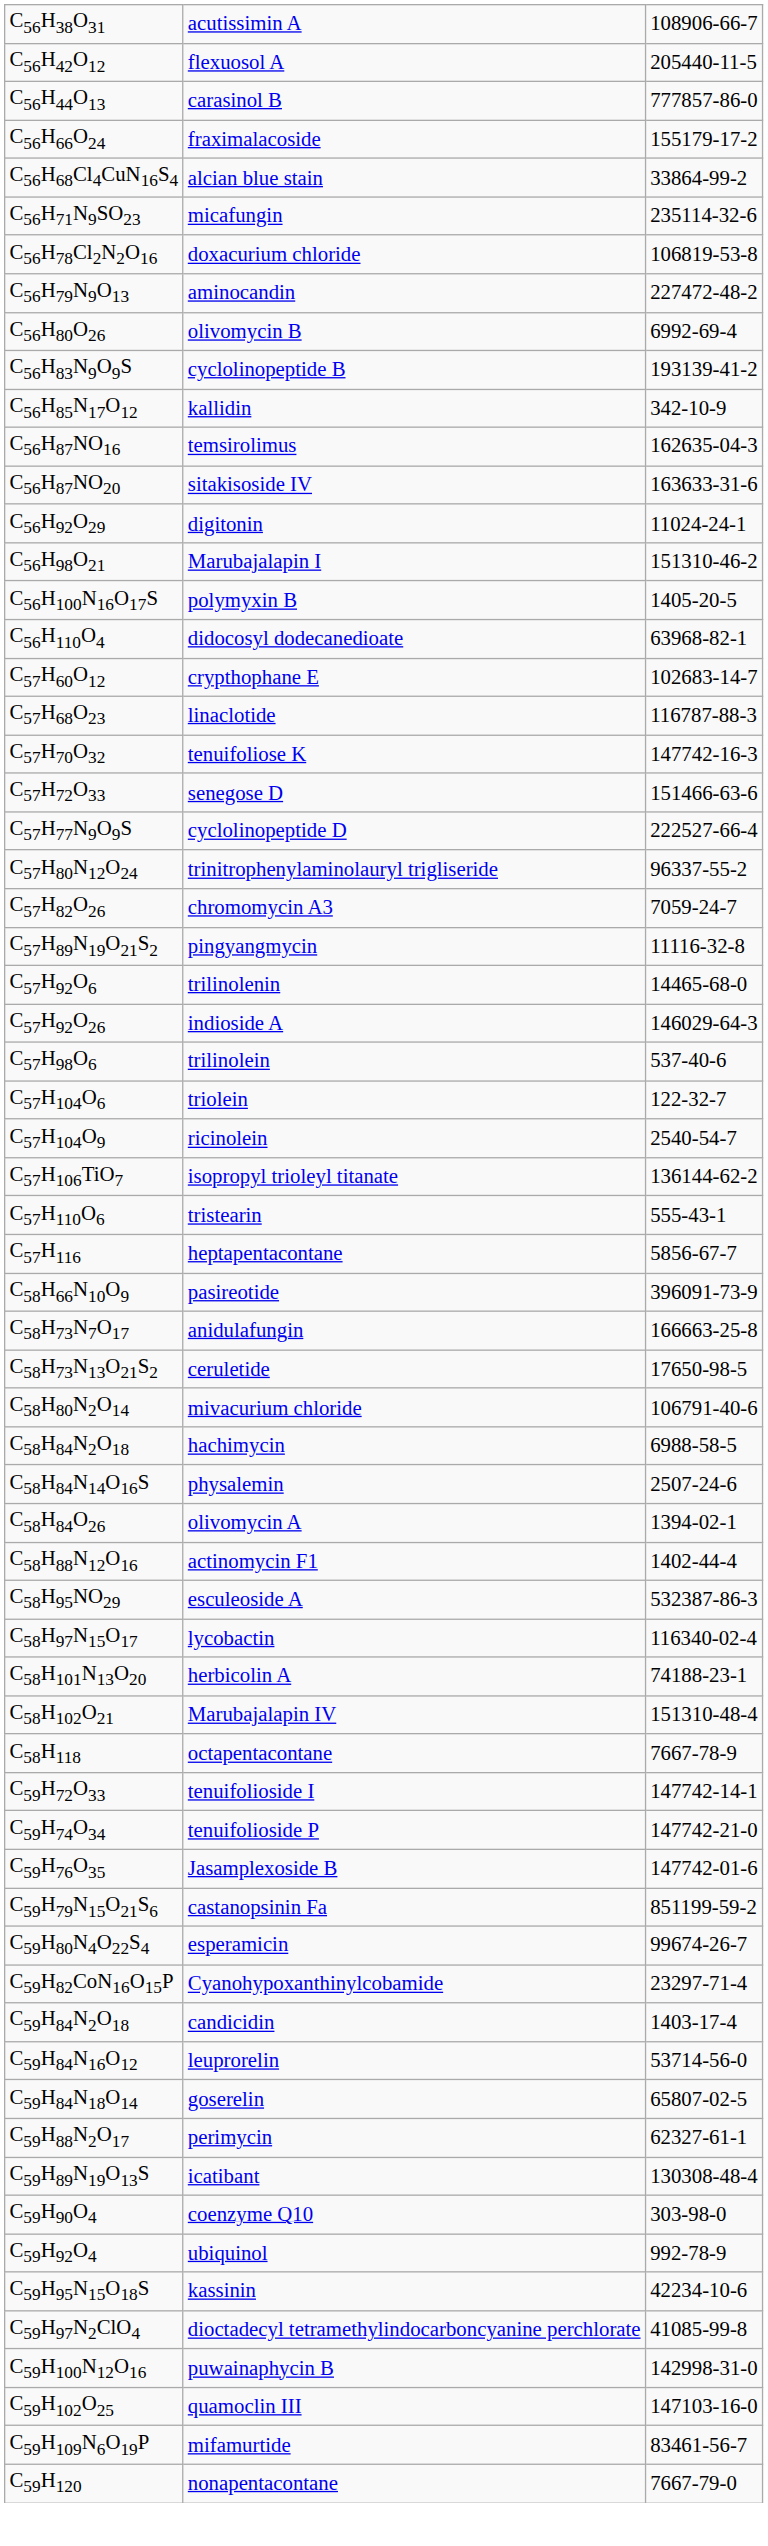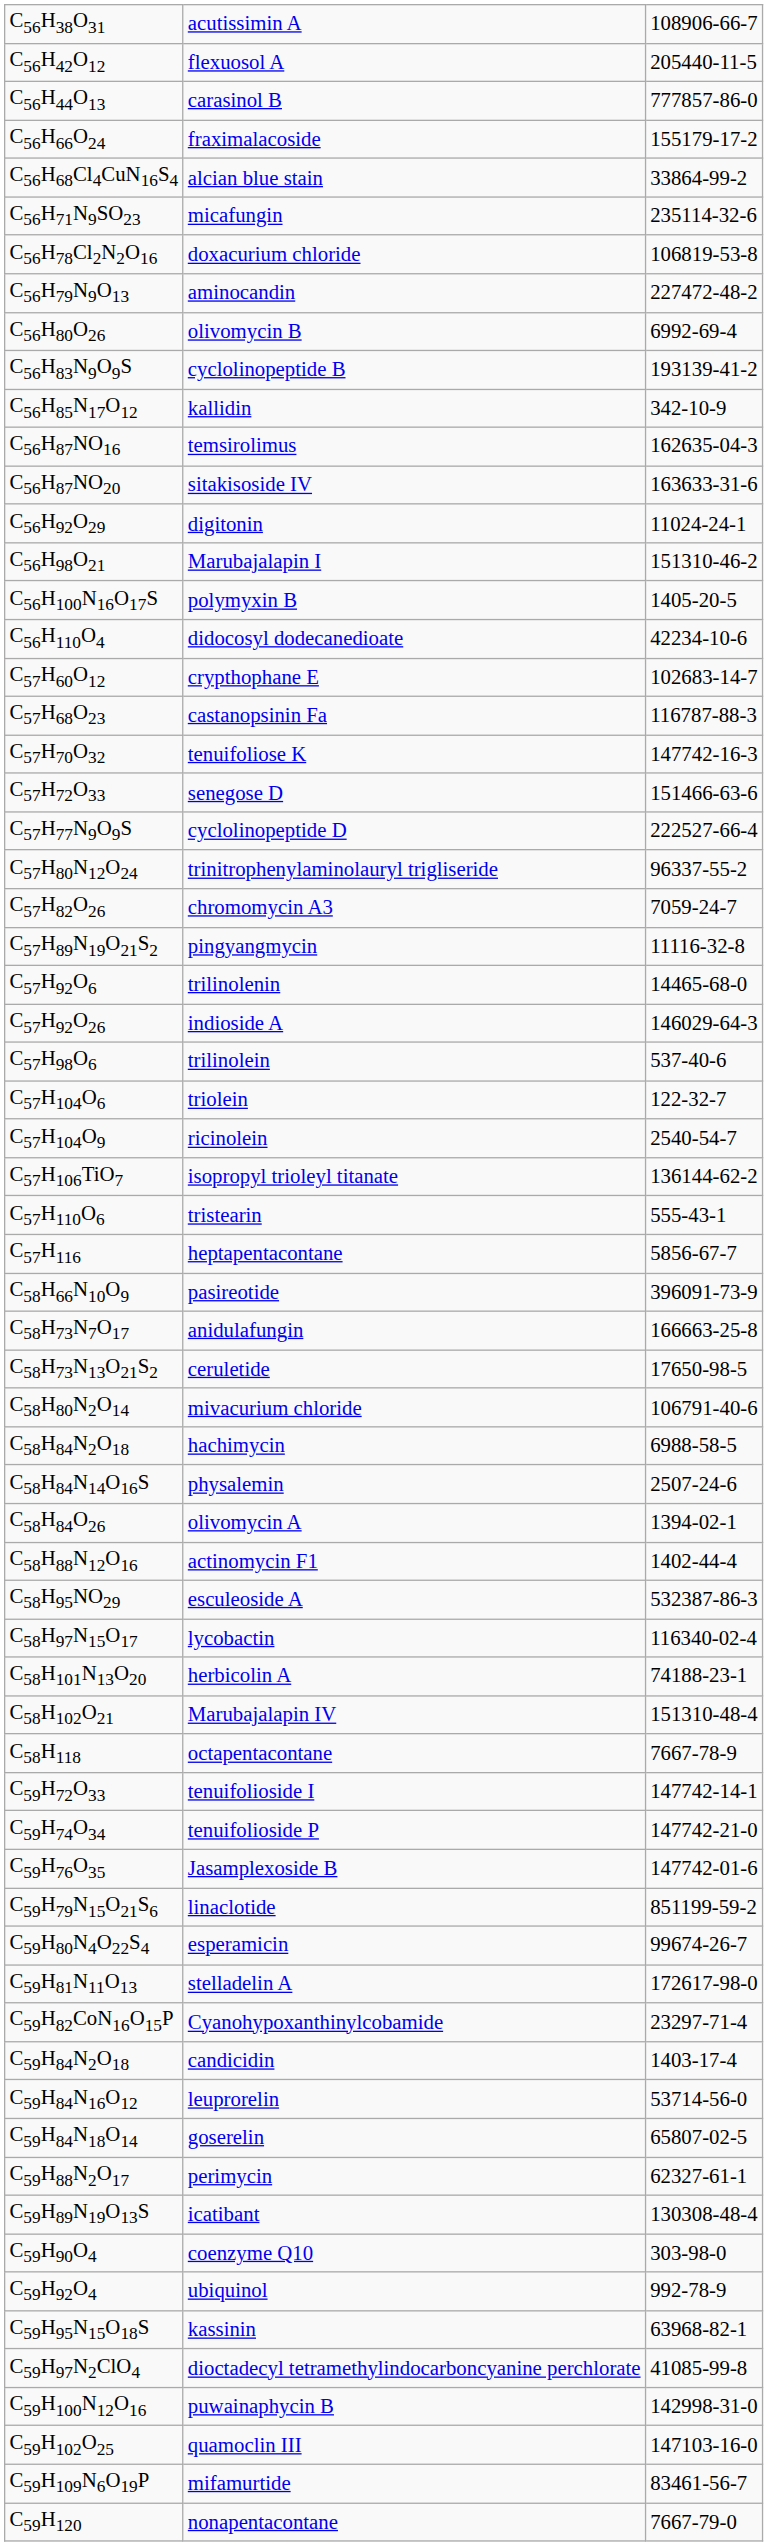(699, 638) 63968-82-1 -> (699, 638) 42234-10-6
(232, 715) linaclotide -> (257, 715) castanopsinin Fa
(257, 1906) castanopsinin Fa -> (232, 1906) linaclotide
+ row: (73, 1983)
(699, 2291) 42234-10-6 -> (699, 2329) 63968-82-1
